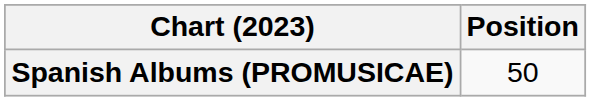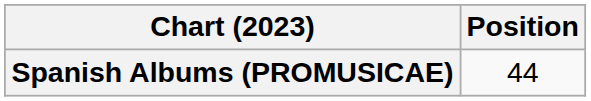(523, 72) 50 -> (523, 72) 44
